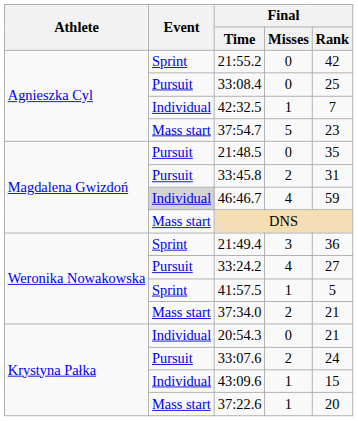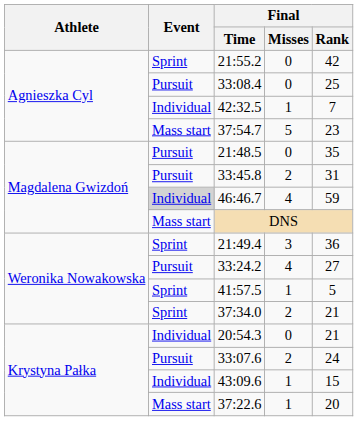(181, 312) Mass start -> (170, 312) Sprint
